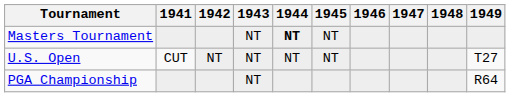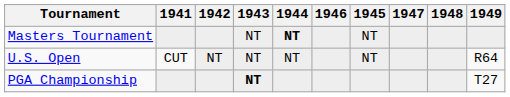columns swapped: (331, 16) <-> (370, 16)
(486, 59) T27 -> (486, 59) R64
(253, 81) normal -> (253, 81) bold
(486, 81) R64 -> (486, 81) T27
